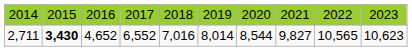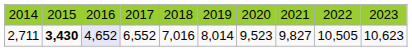(101, 35) no background -> (101, 35) lavender background
(256, 35) 8,544 -> (256, 35) 9,523
(338, 35) 10,565 -> (338, 35) 10,505
